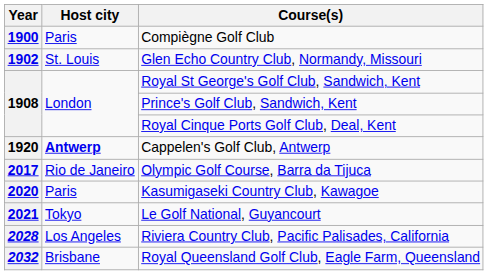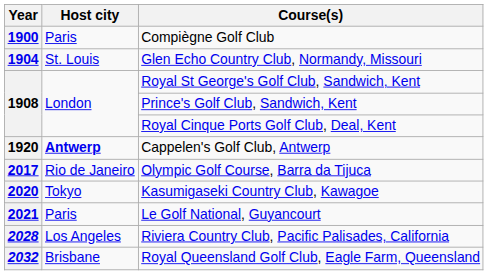(23, 59) 1902 -> (23, 59) 1904
(61, 192) Paris -> (63, 192) Tokyo
(63, 214) Tokyo -> (61, 214) Paris
